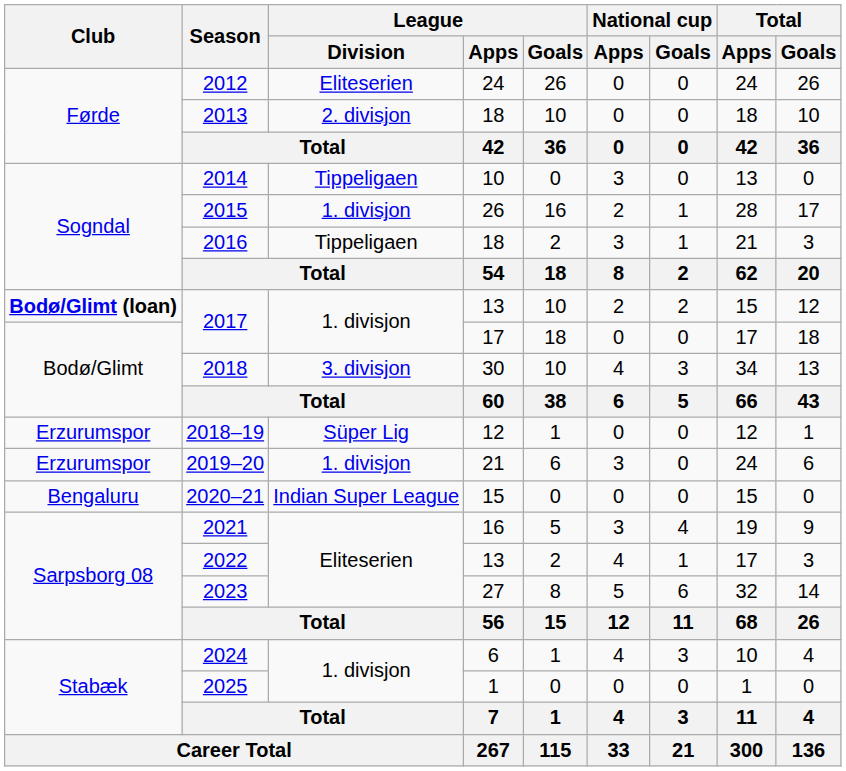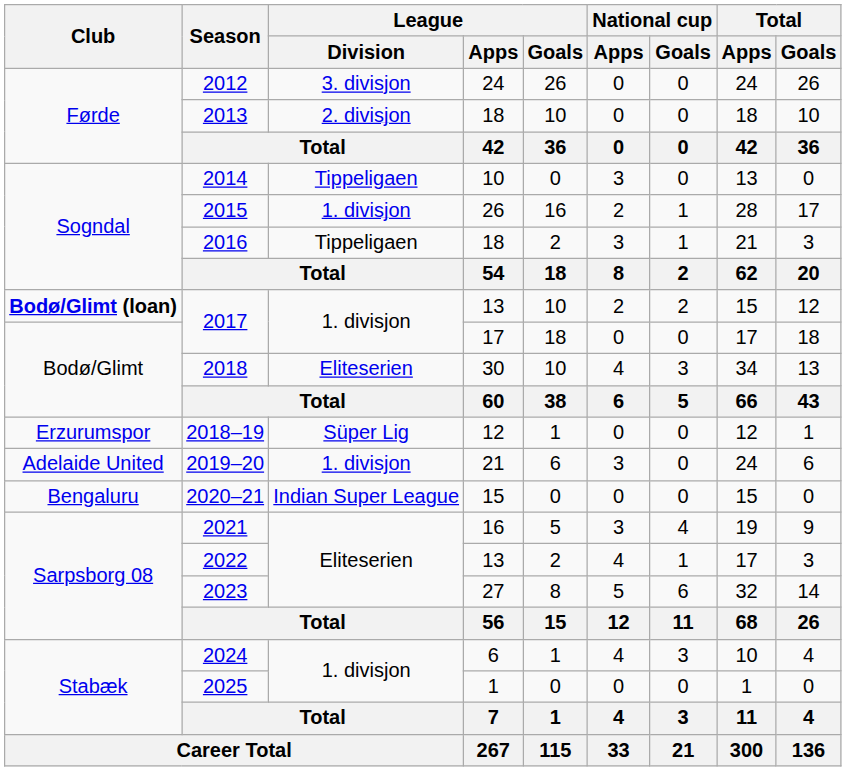(366, 83) Eliteserien -> (366, 83) 3. divisjon
(366, 369) 3. divisjon -> (366, 369) Eliteserien
(93, 464) Erzurumspor -> (93, 464) Adelaide United
